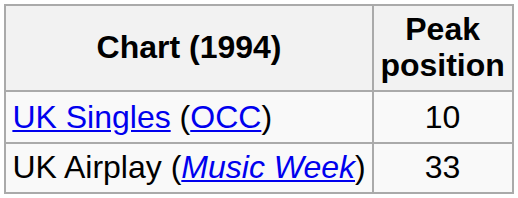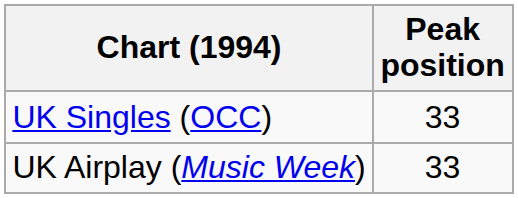(443, 116) 10 -> (443, 116) 33
